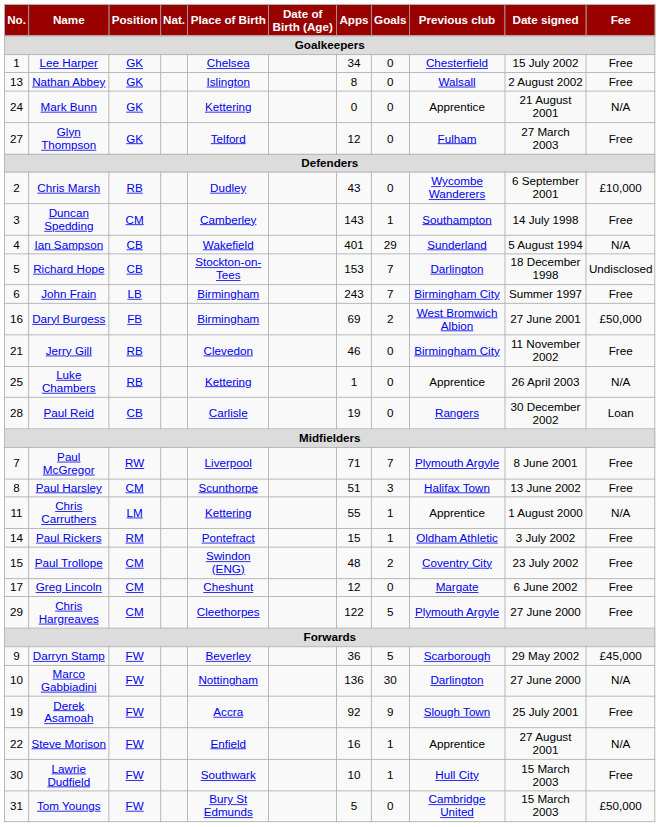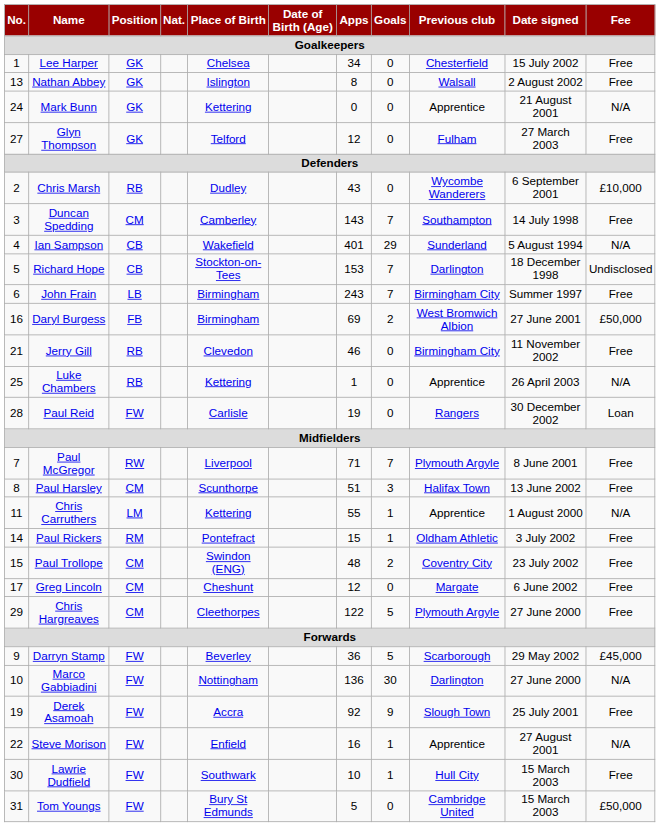(390, 220) 1 -> (390, 220) 7
(135, 414) CB -> (135, 414) FW
